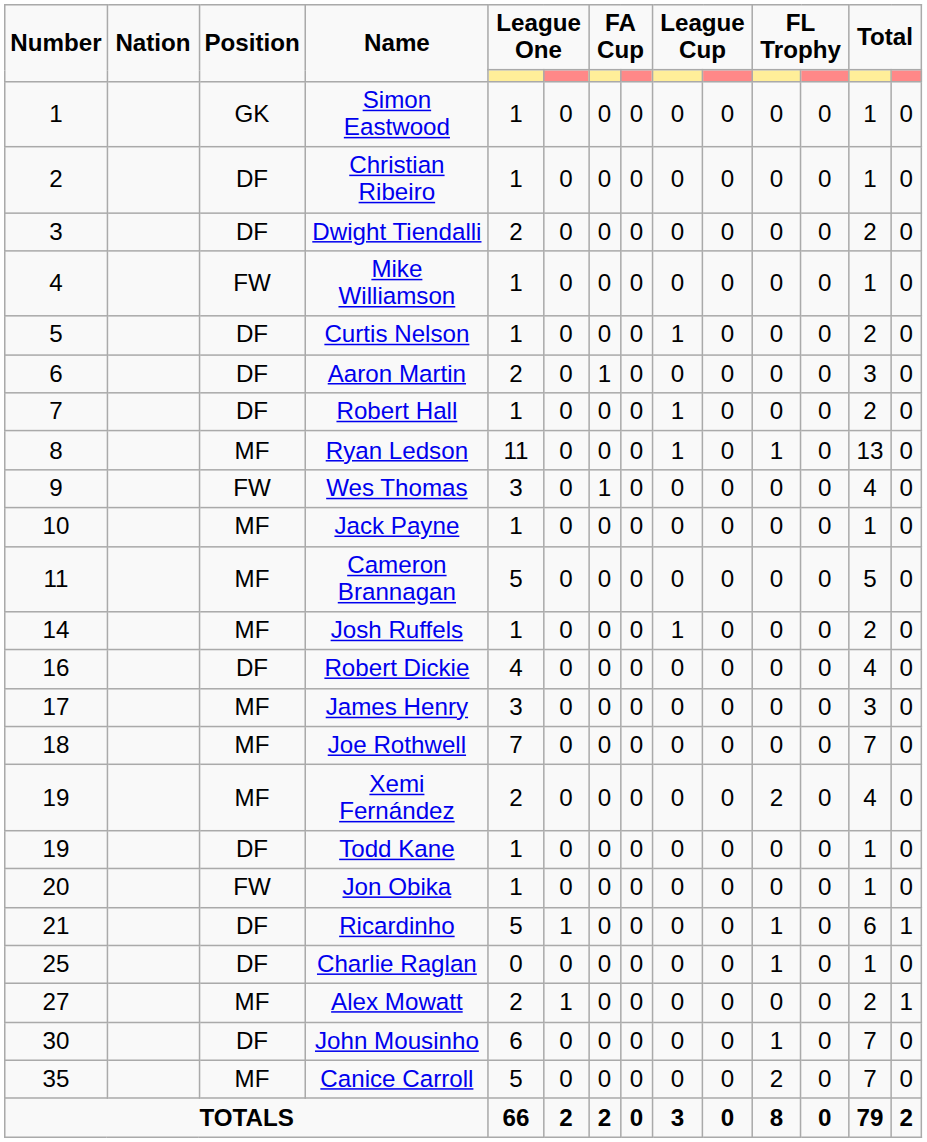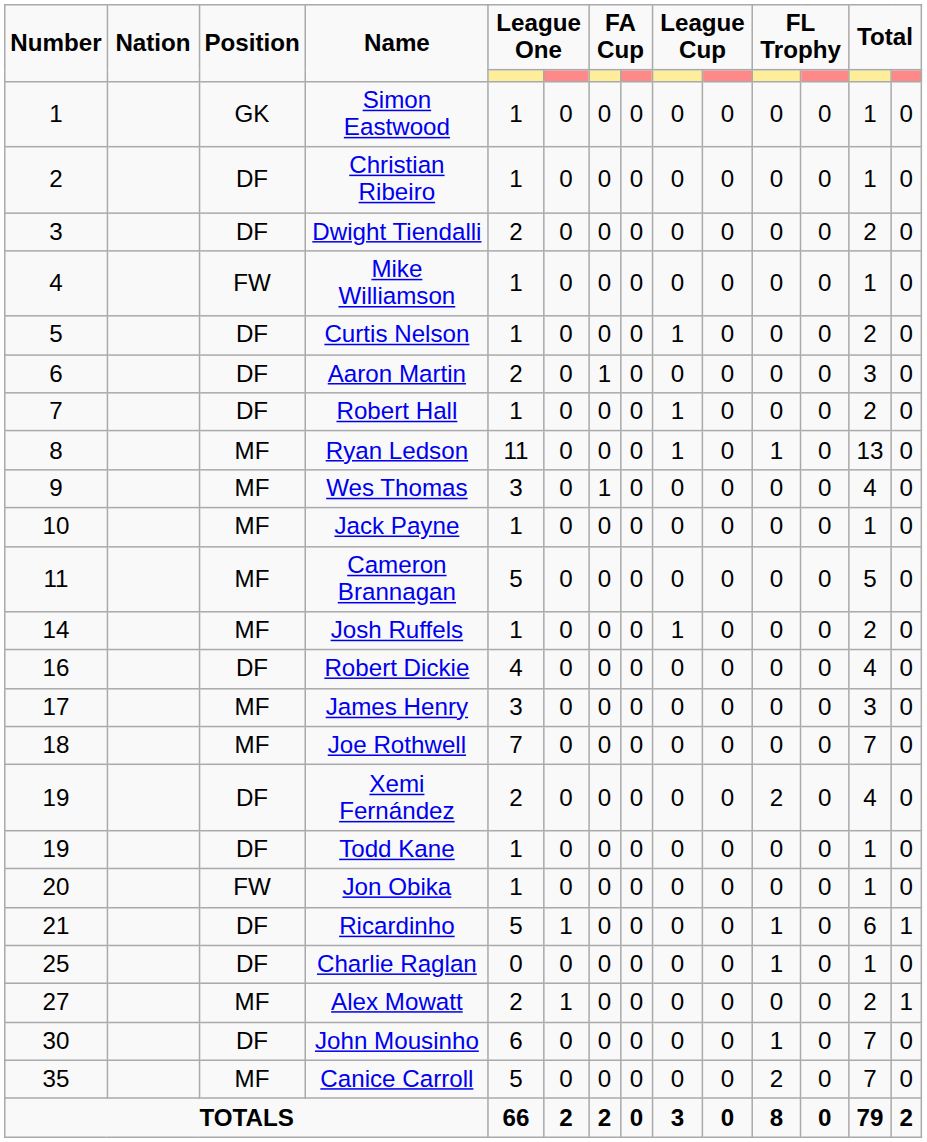(252, 488) FW -> (252, 488) MF
(252, 797) MF -> (252, 797) DF
